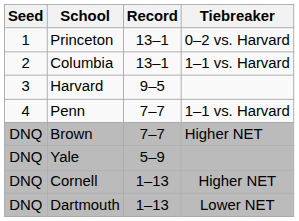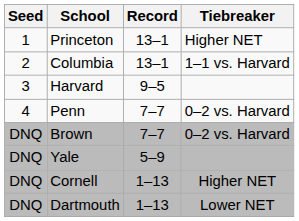(237, 39) 0–2 vs. Harvard -> (224, 39) Higher NET
(237, 110) 1–1 vs. Harvard -> (237, 110) 0–2 vs. Harvard
(224, 134) Higher NET -> (237, 134) 0–2 vs. Harvard
